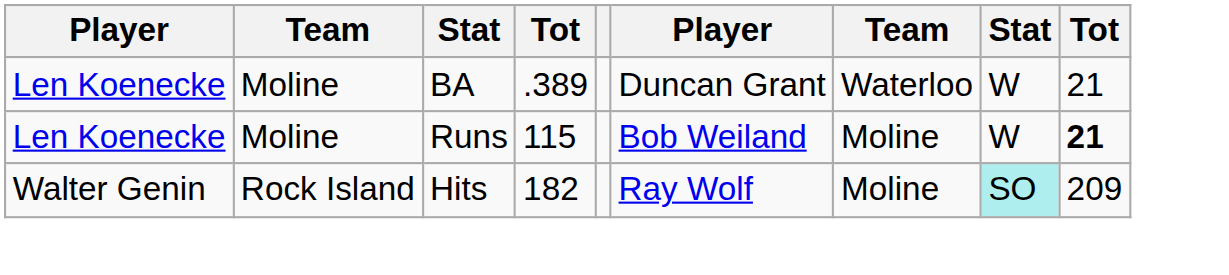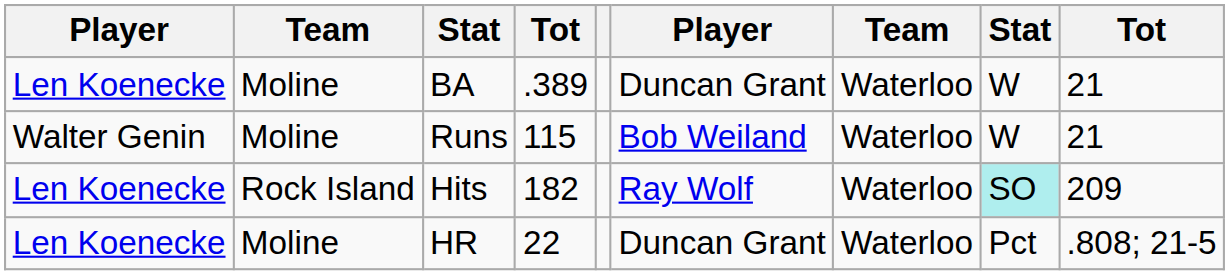(119, 136) Len Koenecke -> (109, 136) Walter Genin
(890, 136) Moline -> (907, 136) Waterloo
(1085, 136) bold -> (1085, 136) normal
(109, 189) Walter Genin -> (119, 189) Len Koenecke
(890, 189) Moline -> (907, 189) Waterloo
+ row: (454, 242)
